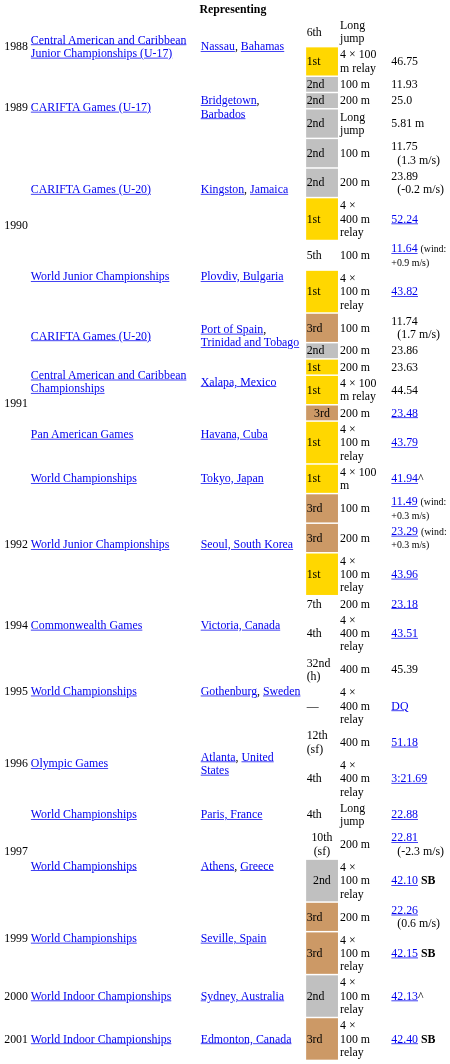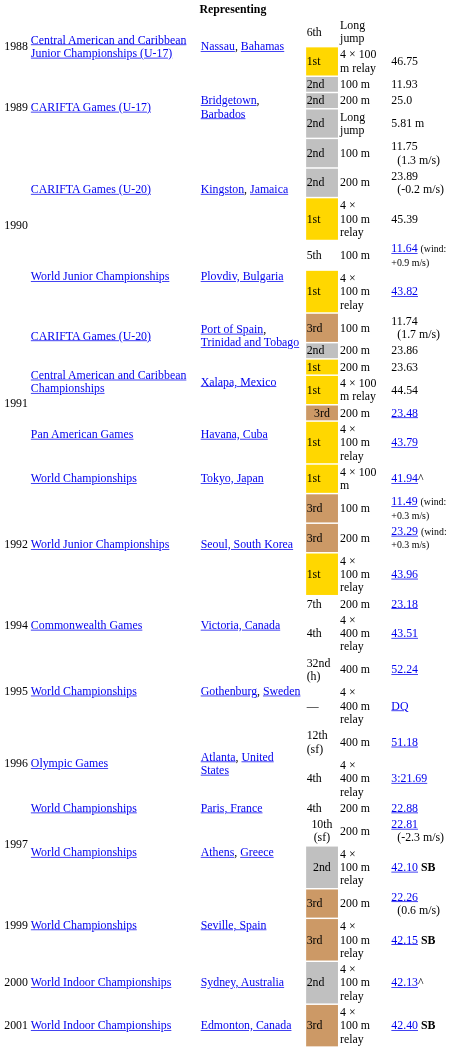(355, 219) 4 × 400 m relay -> (355, 219) 4 × 100 m relay
(405, 219) 52.24 -> (405, 219) 45.39
(405, 669) 45.39 -> (405, 669) 52.24
(353, 814) Long jump -> (355, 808) 200 m
